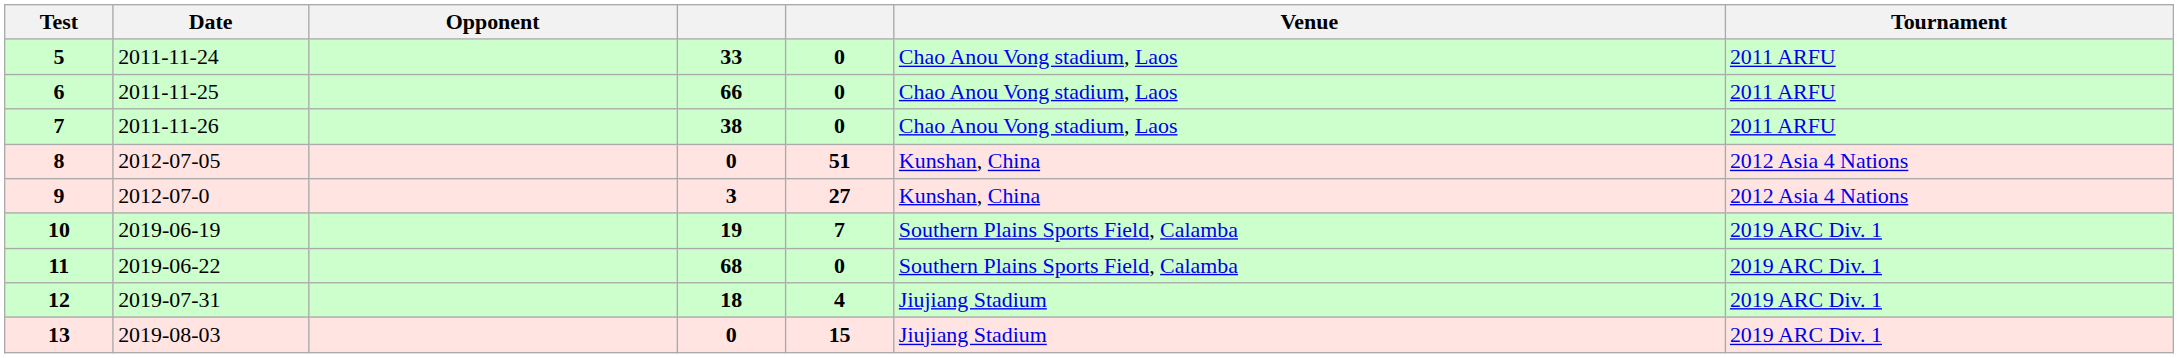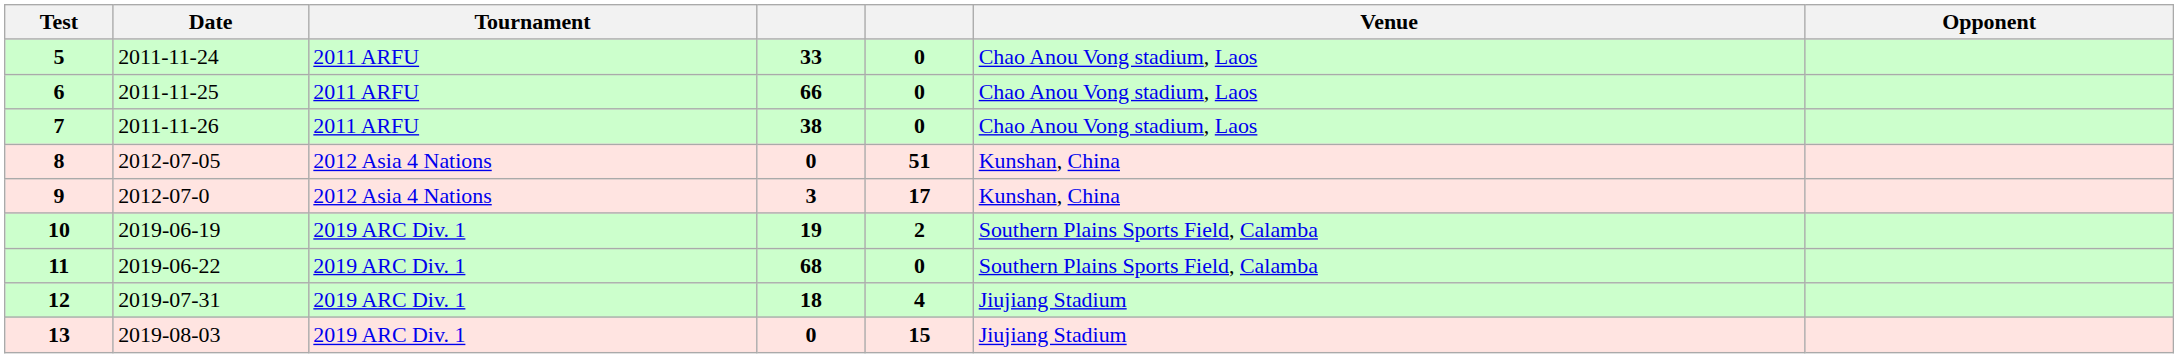columns swapped: (493, 21) <-> (1949, 21)
(840, 195) 27 -> (919, 195) 17
(840, 230) 7 -> (919, 230) 2
